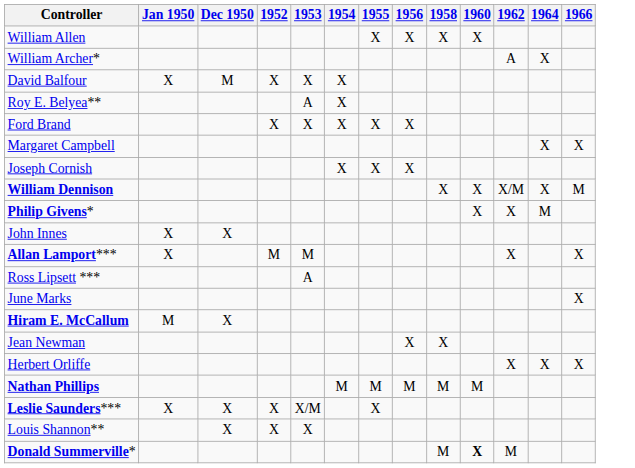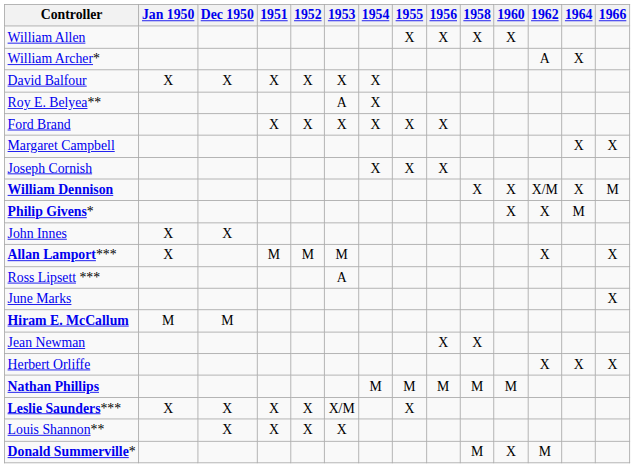+ column: (274, 15)
(227, 80) M -> (227, 80) X
(227, 320) X -> (227, 320) M
(477, 451) bold -> (511, 451) normal
